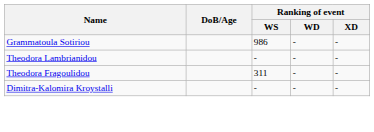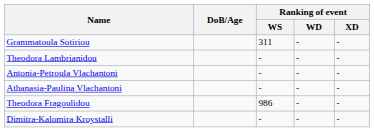(261, 42) 986 -> (265, 42) 311
+ row: (62, 73)
+ row: (64, 88)
(261, 73) 311 -> (265, 104) 986
